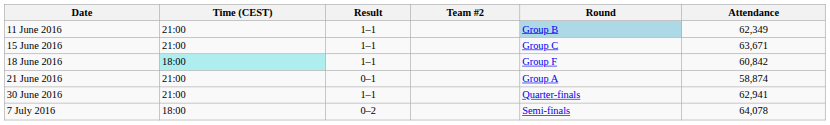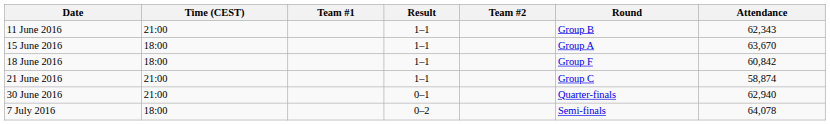+ column: (336, 12)
(540, 29) lightblue background -> (576, 29) no background
(754, 29) 62,349 -> (762, 29) 62,343
(174, 45) 21:00 -> (156, 45) 18:00
(540, 45) Group C -> (576, 45) Group A
(754, 45) 63,671 -> (762, 45) 63,670
(174, 62) paleturquoise background -> (156, 62) no background
(368, 78) 0–1 -> (422, 78) 1–1
(540, 78) Group A -> (576, 78) Group C
(368, 95) 1–1 -> (422, 95) 0–1
(754, 95) 62,941 -> (762, 95) 62,940
